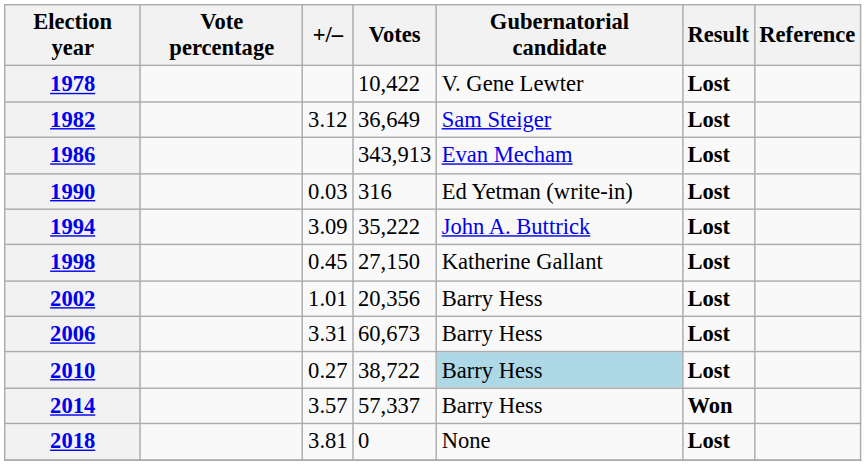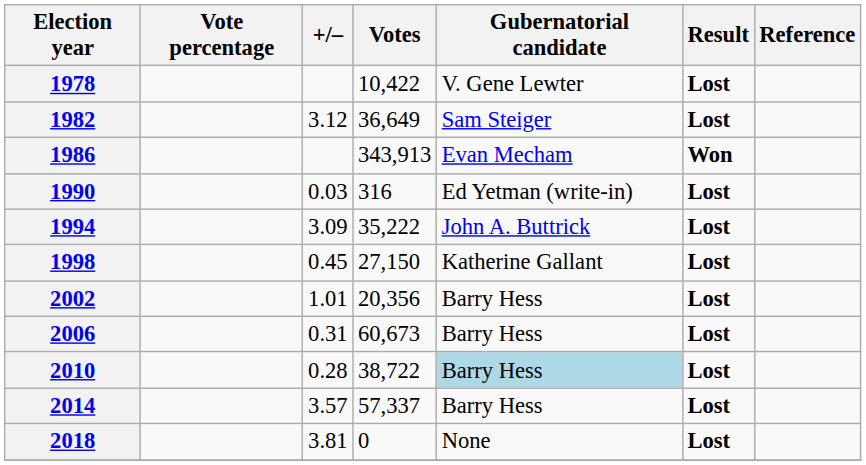(709, 155) Lost -> (710, 155) Won
(328, 333) 3.31 -> (328, 333) 0.31
(328, 369) 0.27 -> (328, 369) 0.28
(710, 405) Won -> (709, 405) Lost
